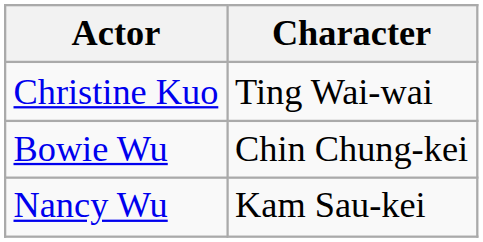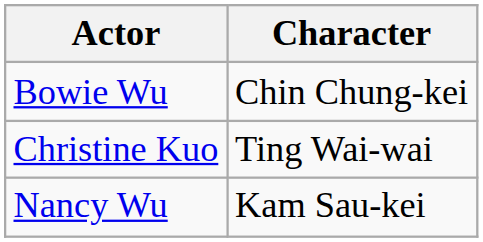rows swapped: (91, 148) <-> (116, 90)
